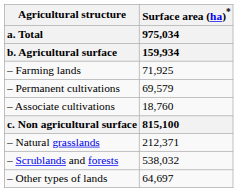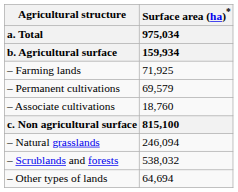(161, 142) 212,371 -> (161, 142) 246,094
(158, 178) 64,697 -> (158, 178) 64,694
